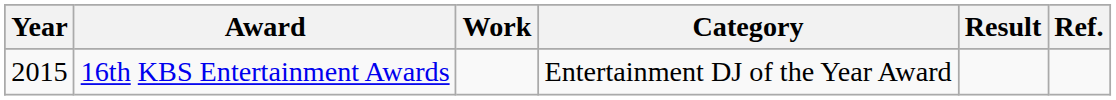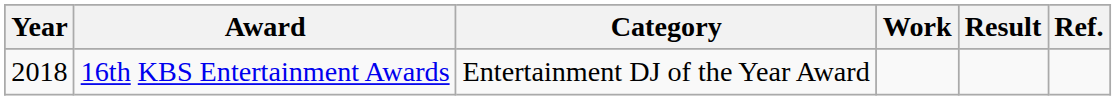columns swapped: (748, 26) <-> (497, 26)
(40, 71) 2015 -> (40, 71) 2018
